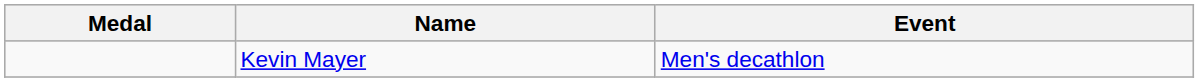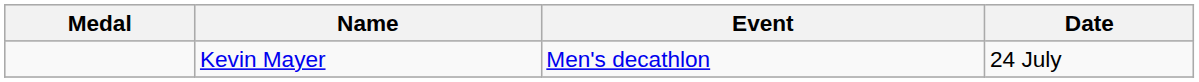+ column: (1089, 23)
